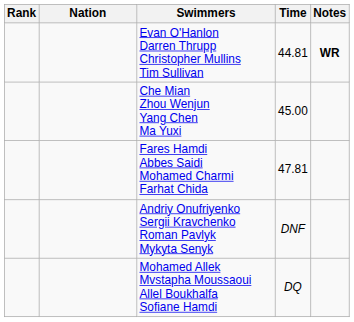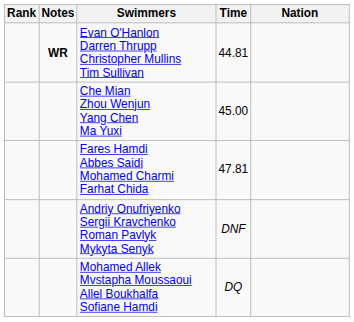columns swapped: (88, 13) <-> (330, 13)
